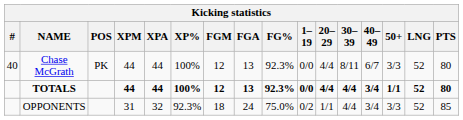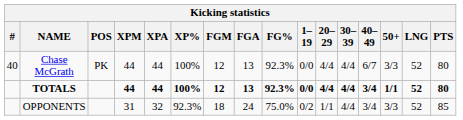(349, 65) 8/11 -> (348, 65) 4/4
